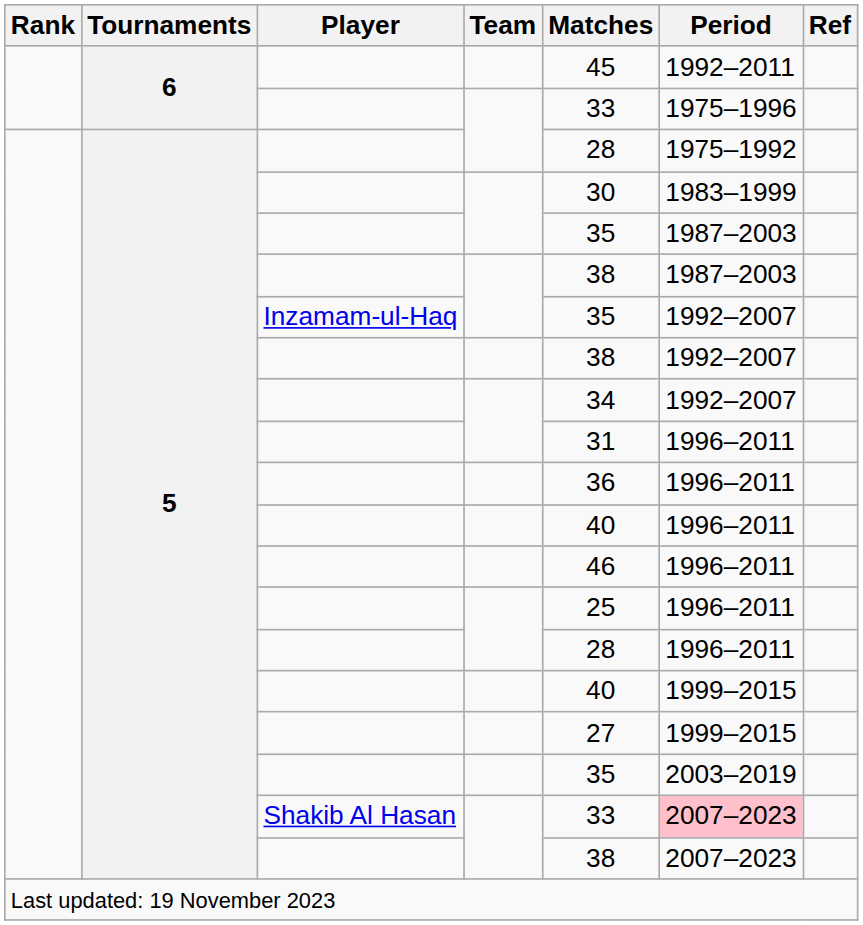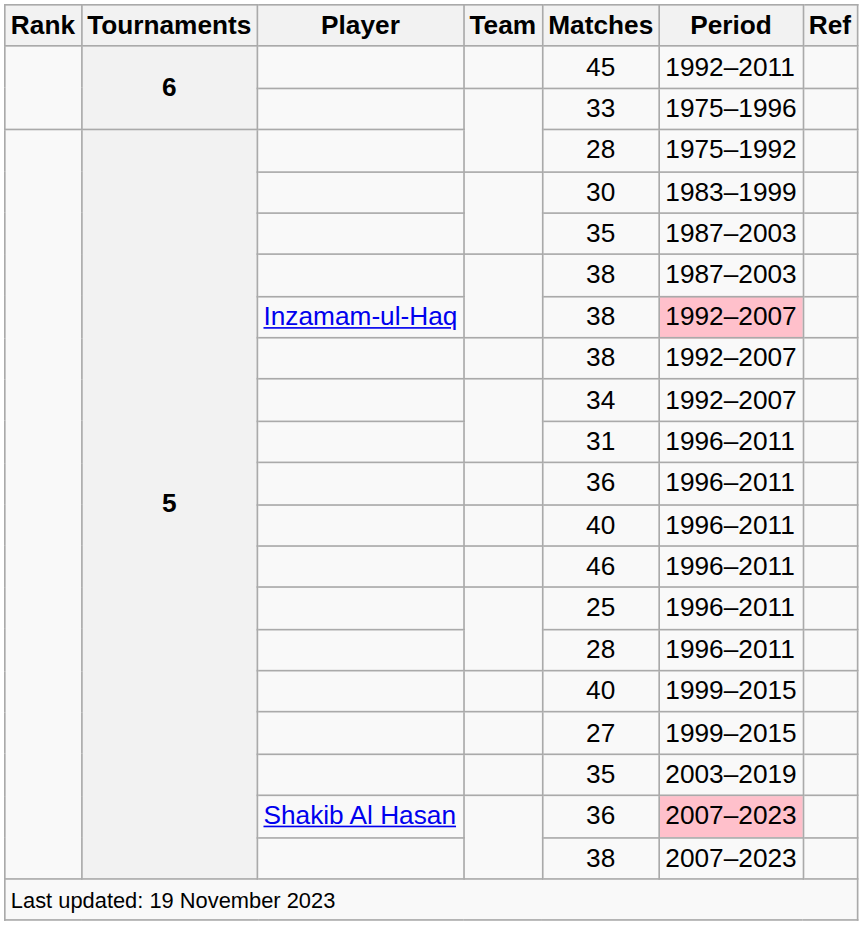(601, 316) 35 -> (601, 316) 38
(731, 316) no background -> (731, 316) pink background
(601, 815) 33 -> (601, 815) 36
